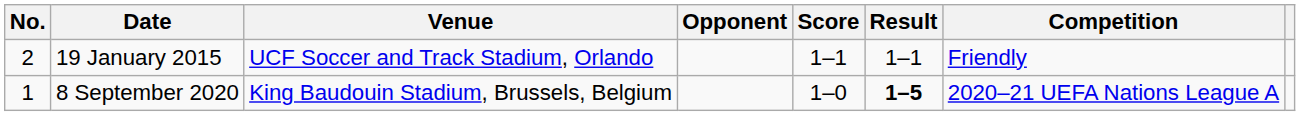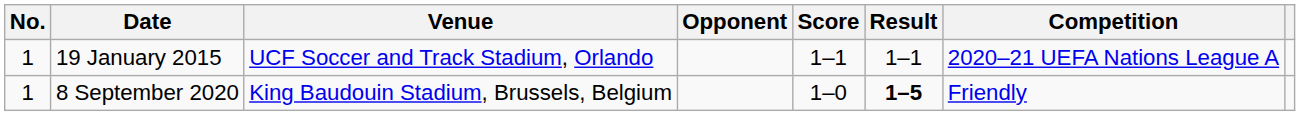(28, 57) 2 -> (28, 57) 1
(987, 57) Friendly -> (1113, 57) 2020–21 UEFA Nations League A
(1113, 92) 2020–21 UEFA Nations League A -> (987, 92) Friendly
